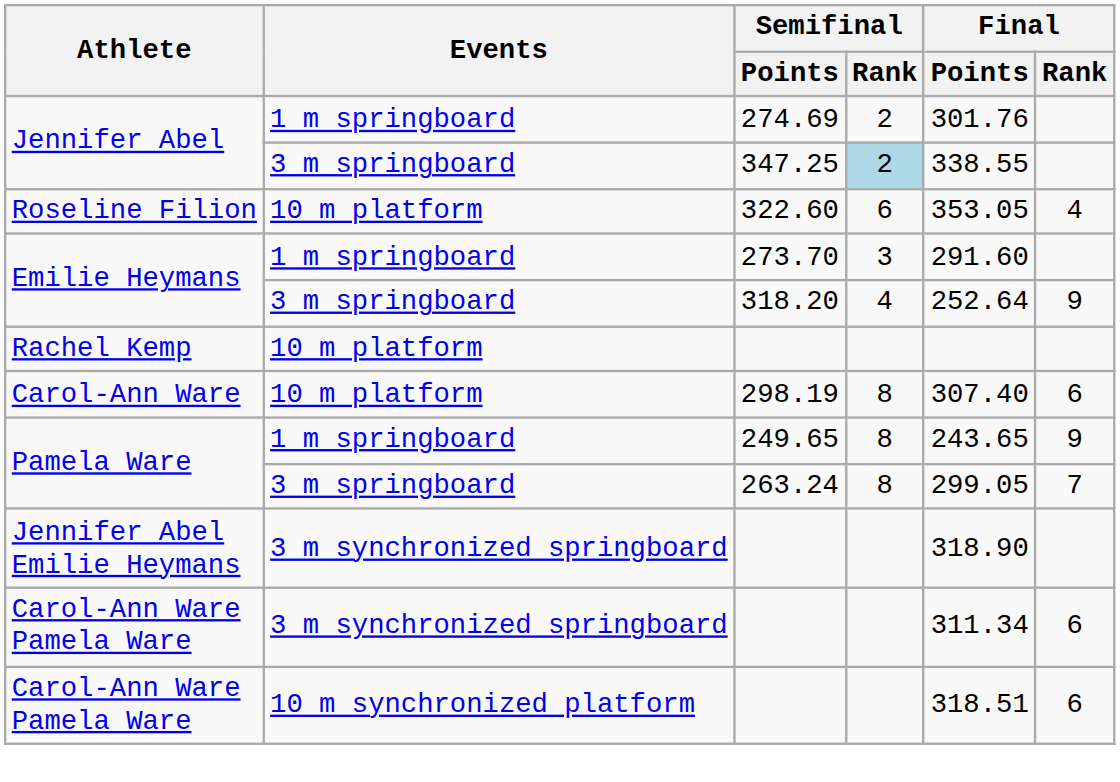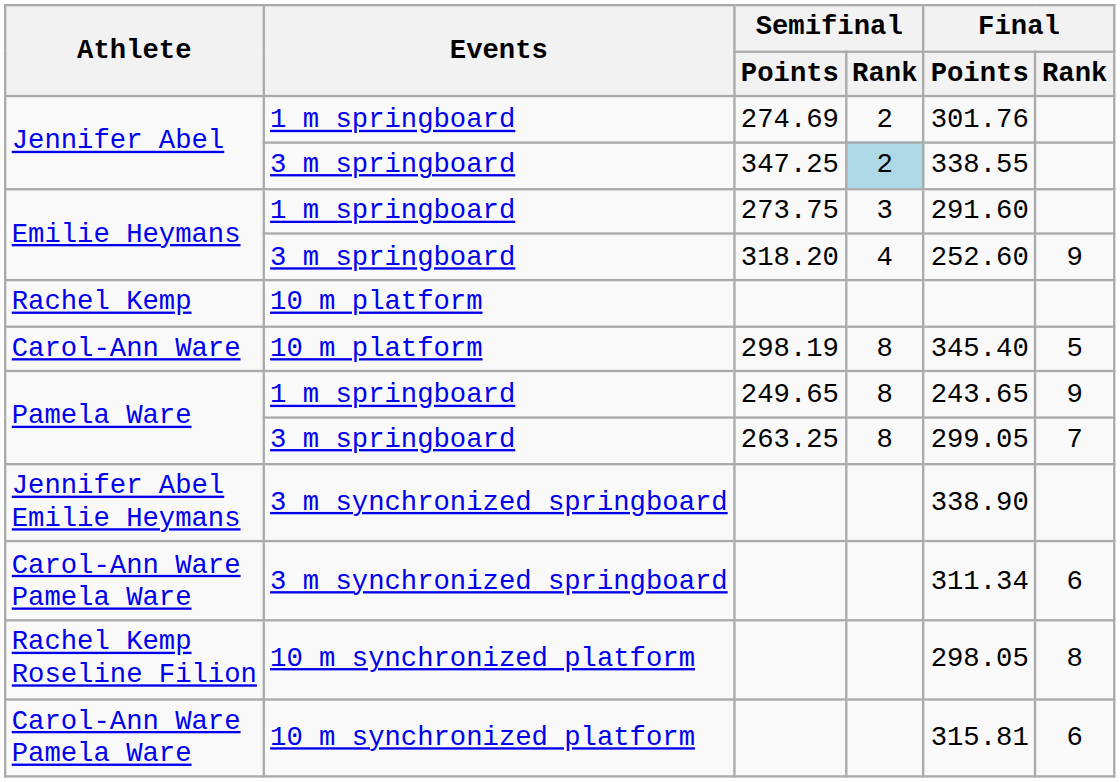- row: (134, 211)
(790, 257) 273.70 -> (790, 211) 273.75
(980, 303) 252.64 -> (980, 257) 252.60
(980, 394) 307.40 -> (980, 348) 345.40
(1075, 394) 6 -> (1075, 348) 5
(790, 486) 263.24 -> (790, 440) 263.25
(980, 548) 318.90 -> (980, 502) 338.90
+ row: (134, 659)
(980, 705) 318.51 -> (980, 737) 315.81
